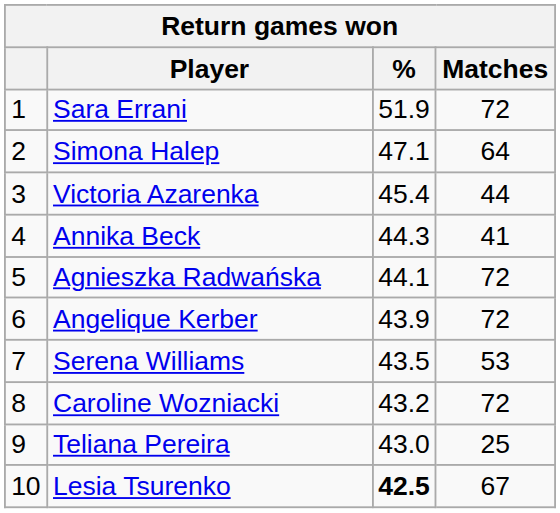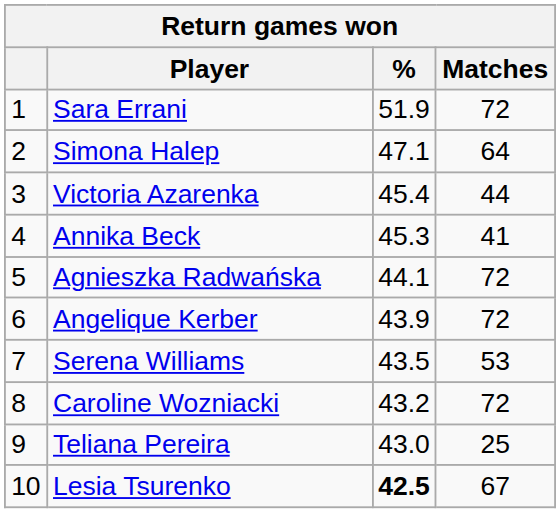(404, 236) 44.3 -> (404, 236) 45.3
